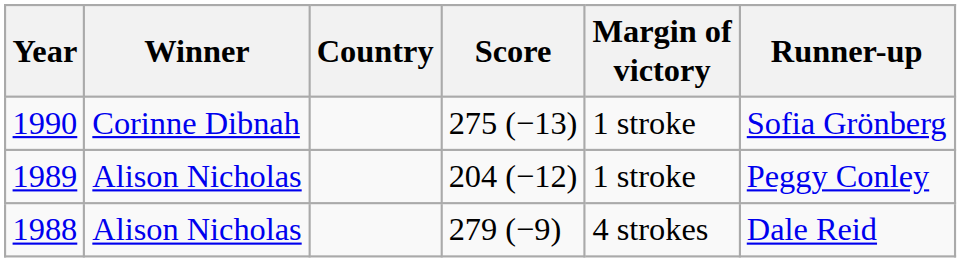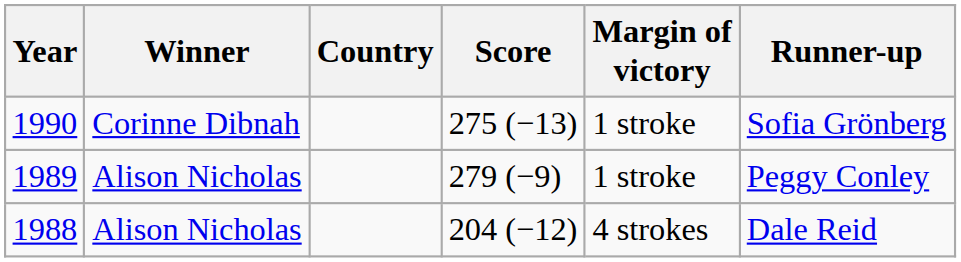(513, 176) 204 (−12) -> (505, 176) 279 (−9)
(505, 229) 279 (−9) -> (513, 229) 204 (−12)
